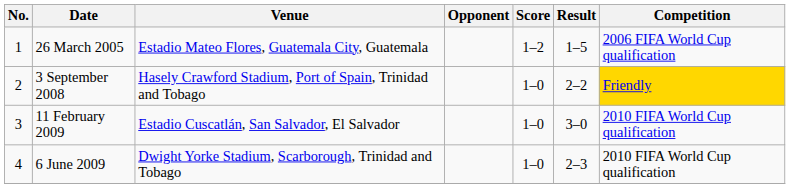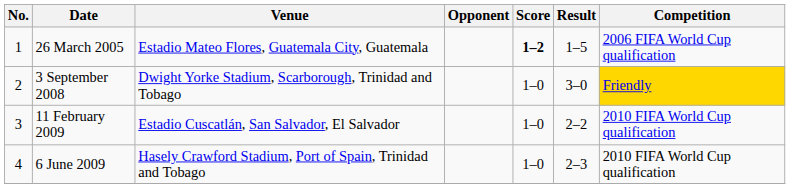(533, 46) normal -> (533, 46) bold
(283, 85) Hasely Crawford Stadium, Port of Spain, Trinidad and Tobago -> (285, 85) Dwight Yorke Stadium, Scarborough, Trinidad and Tobago
(576, 85) 2–2 -> (576, 85) 3–0
(576, 124) 3–0 -> (576, 124) 2–2
(285, 163) Dwight Yorke Stadium, Scarborough, Trinidad and Tobago -> (283, 163) Hasely Crawford Stadium, Port of Spain, Trinidad and Tobago
